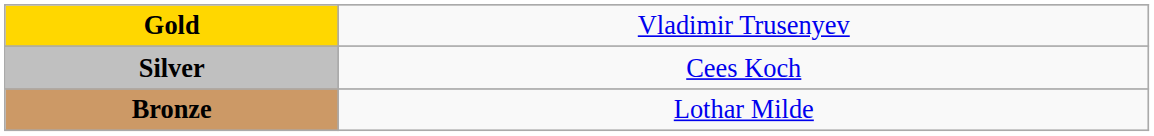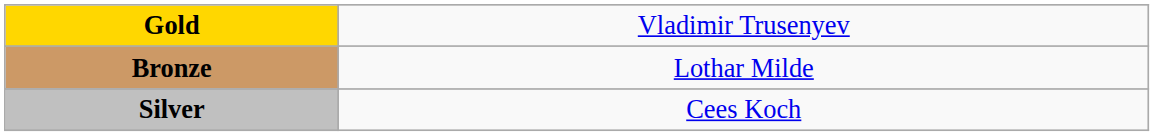rows swapped: (172, 67) <-> (172, 109)
